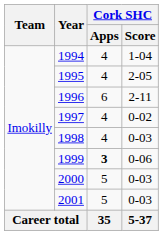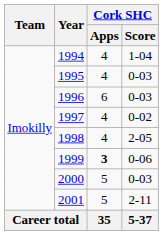(140, 76) 2-05 -> (140, 76) 0-03
(140, 96) 2-11 -> (140, 96) 0-03
(140, 138) 0-03 -> (140, 138) 2-05
(140, 199) 0-03 -> (140, 199) 2-11
